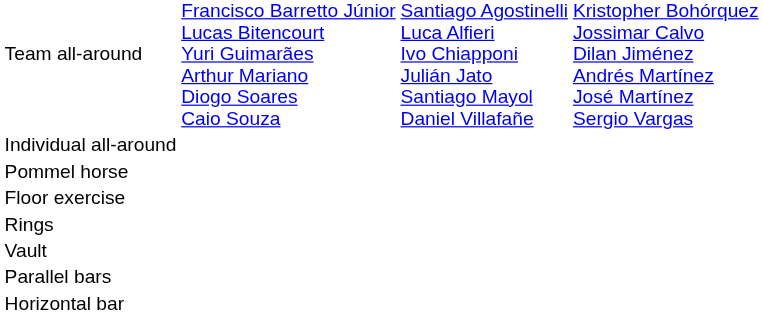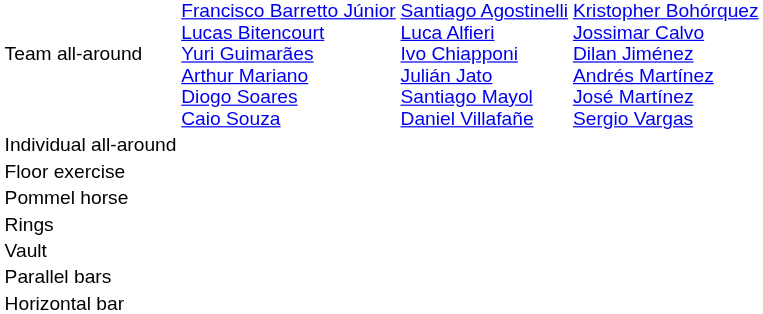rows swapped: (65, 198) <-> (66, 171)
